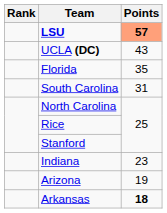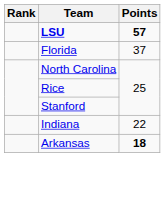(141, 32) lightsalmon background -> (140, 32) no background
- row: (70, 50)
(141, 69) 35 -> (140, 50) 37
- row: (80, 87)
(141, 161) 23 -> (140, 124) 22
- row: (61, 180)
